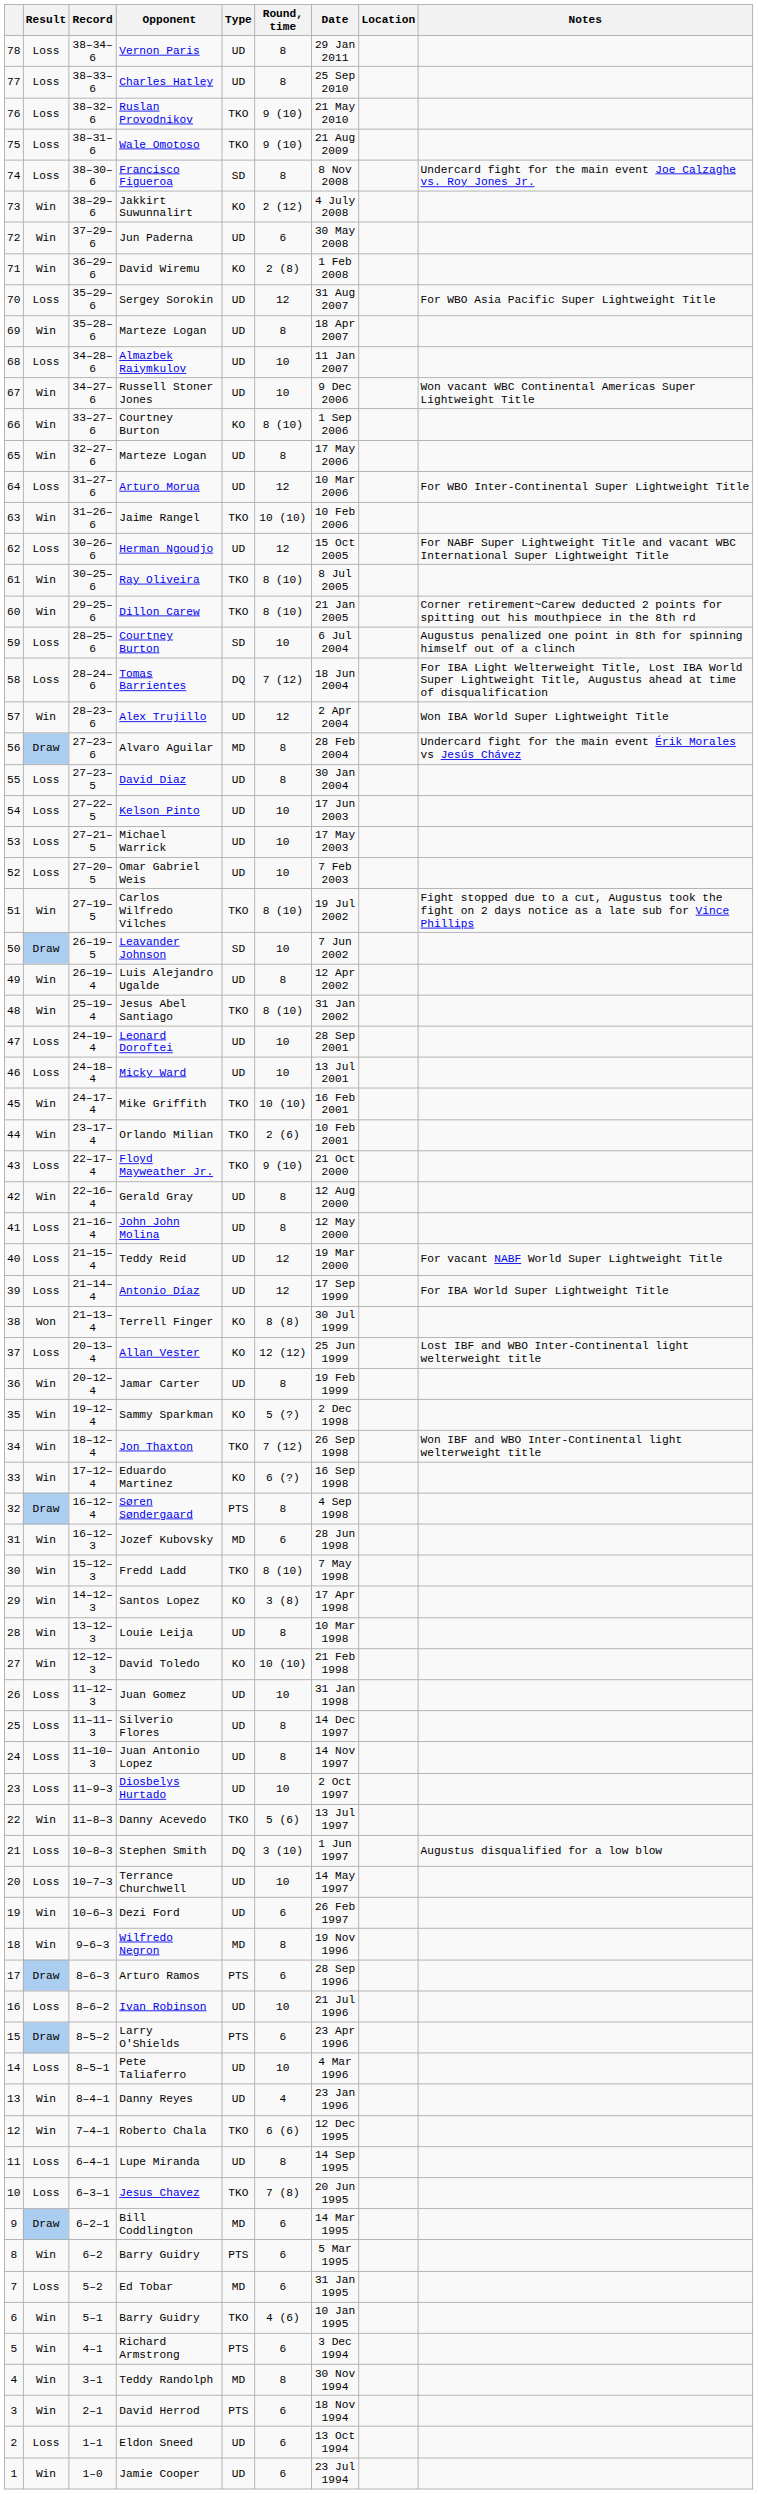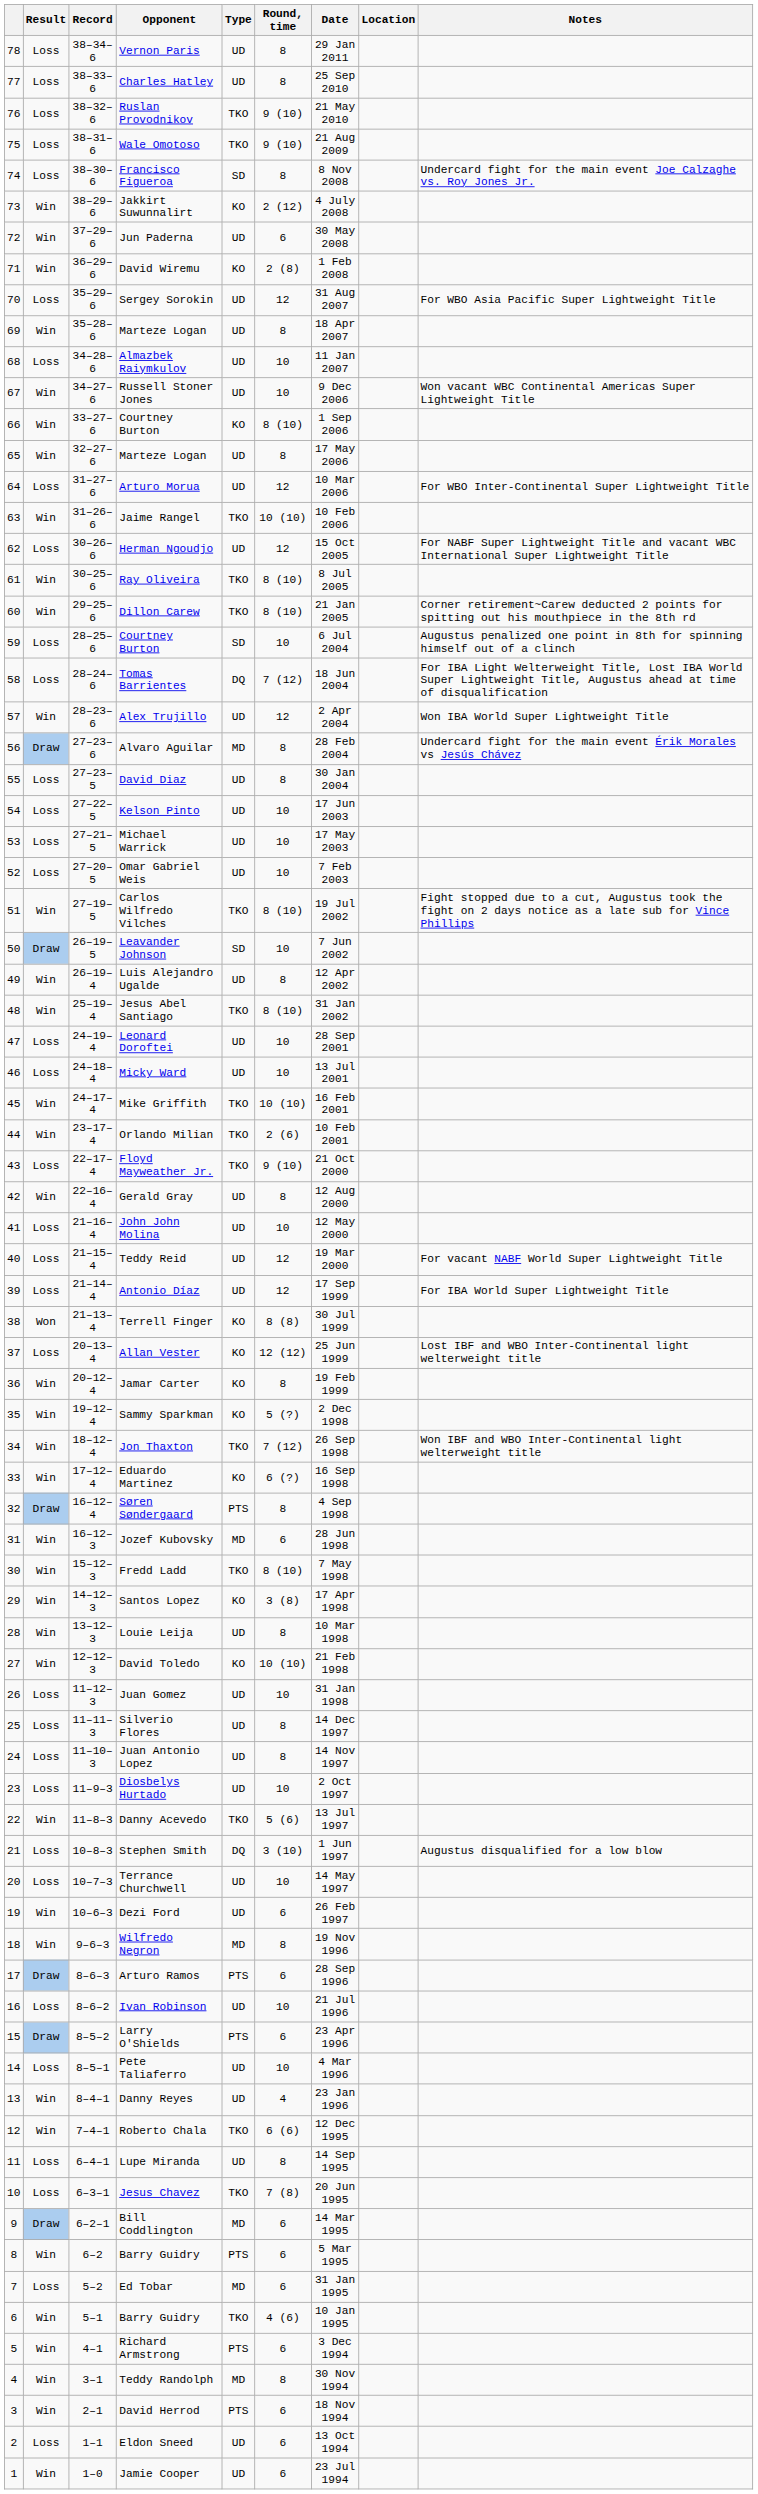(283, 1228) 8 -> (283, 1228) 10
(238, 1384) UD -> (238, 1384) KO
